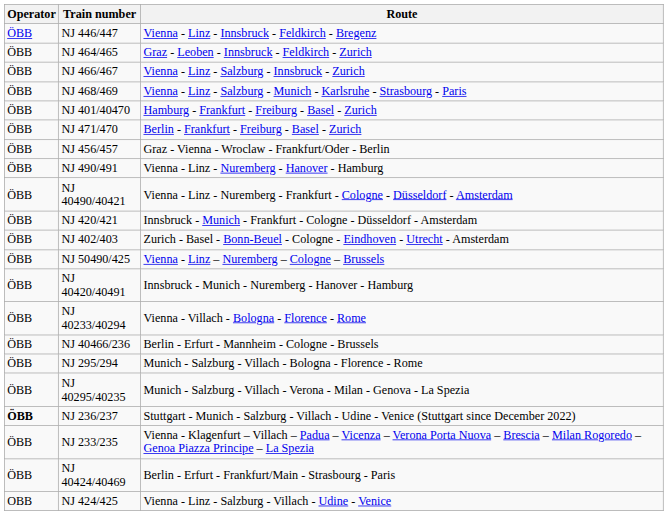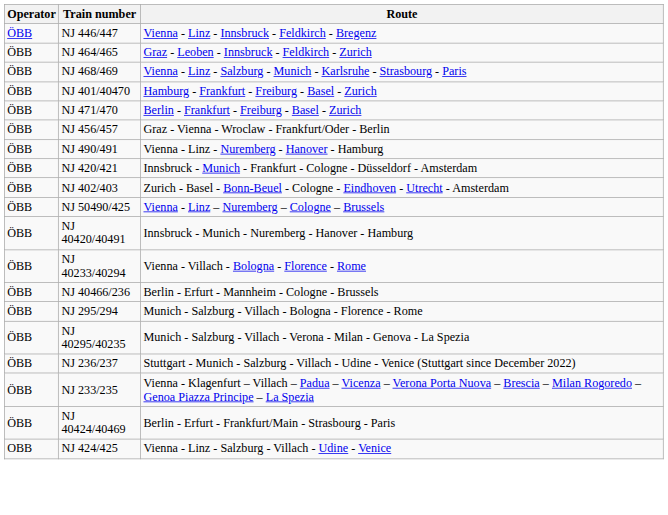- row: (90, 71)
- row: (94, 194)
(20, 415) bold -> (20, 363) normal
